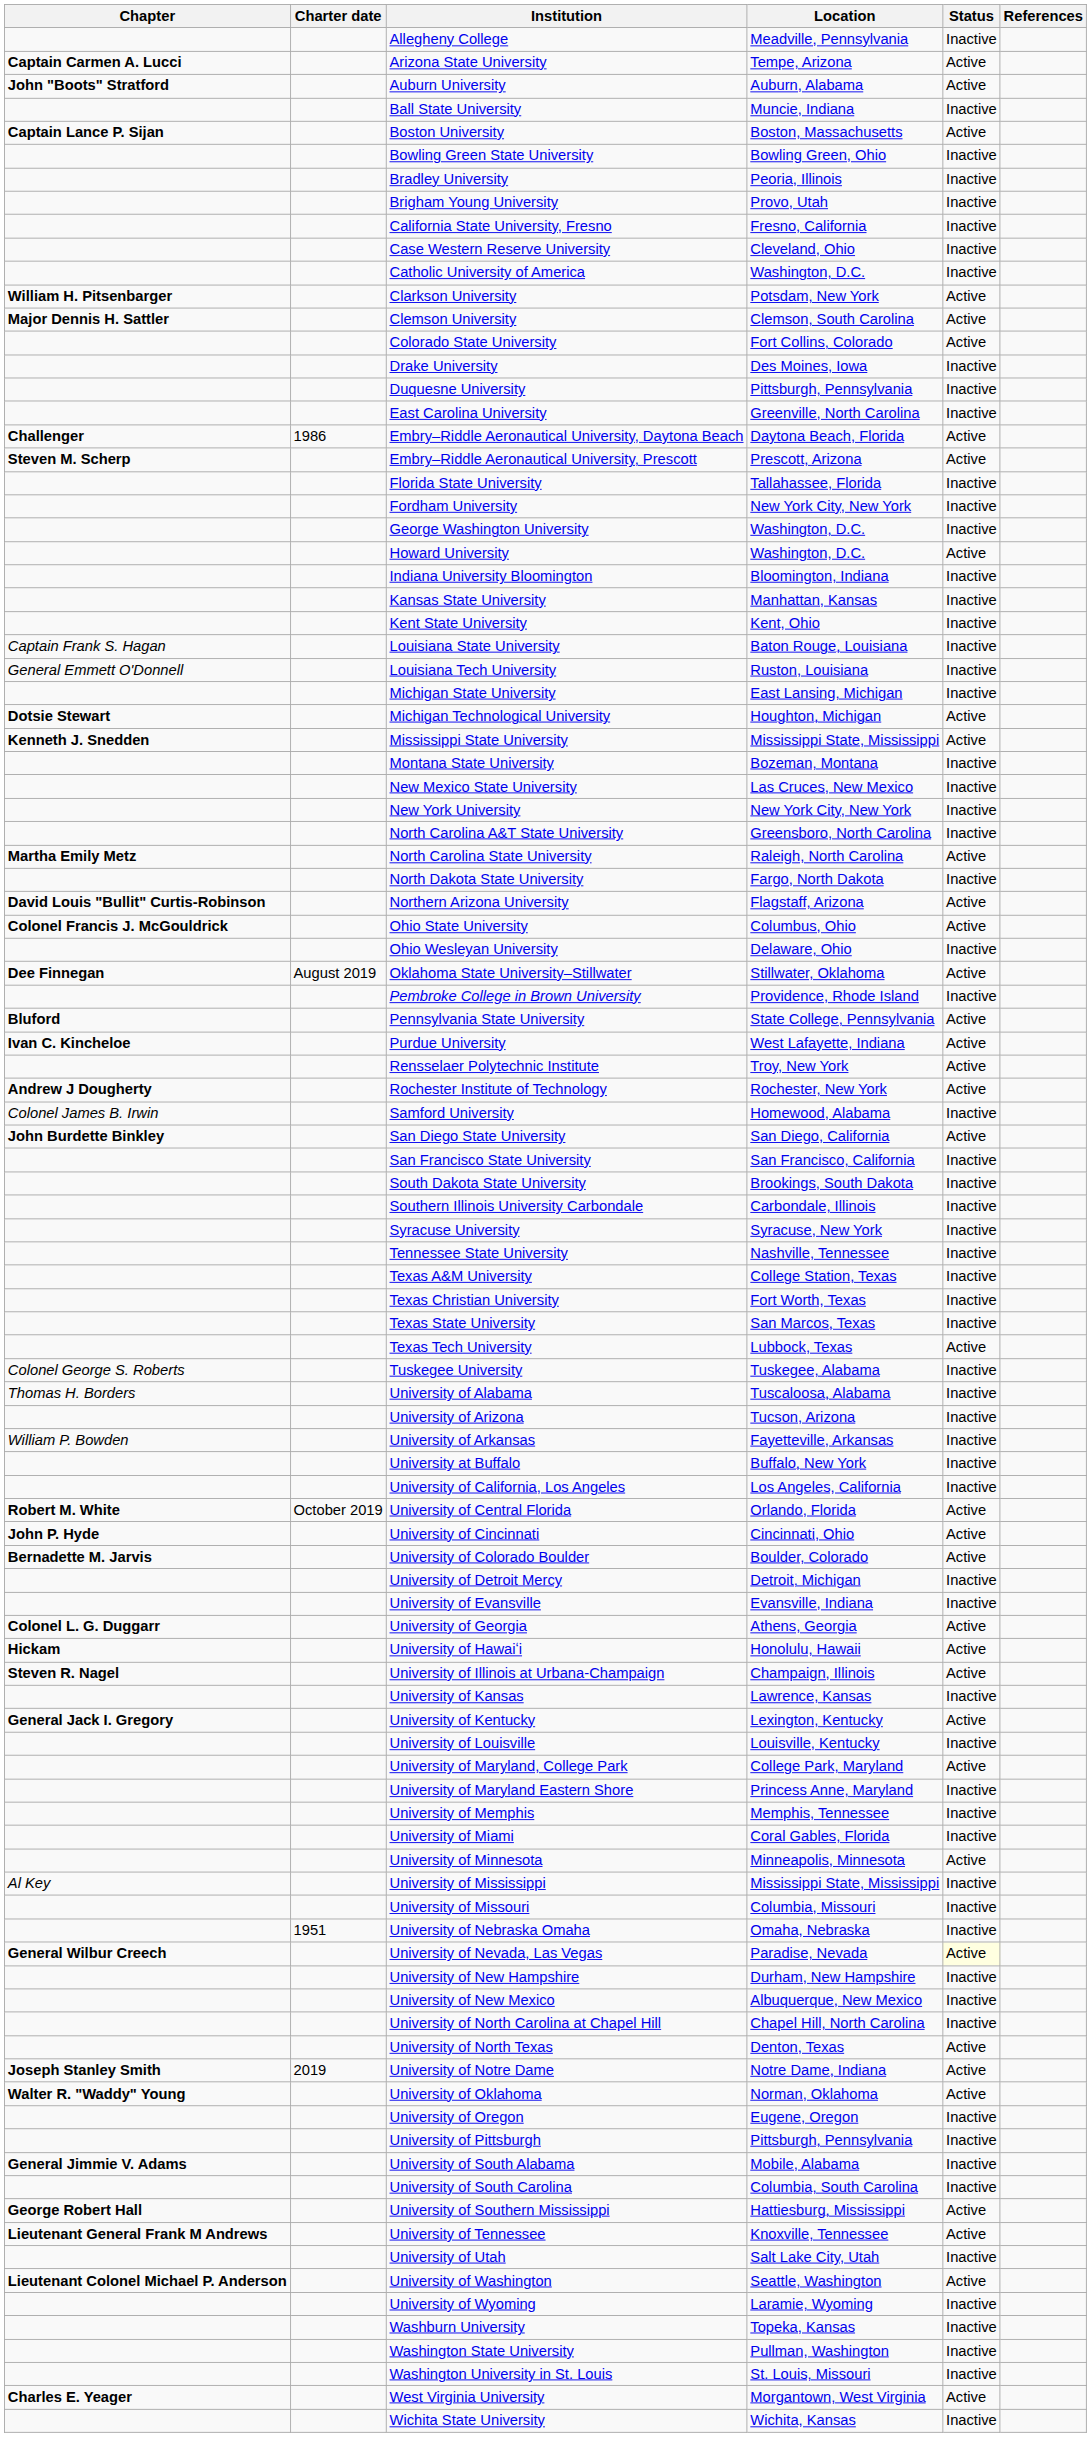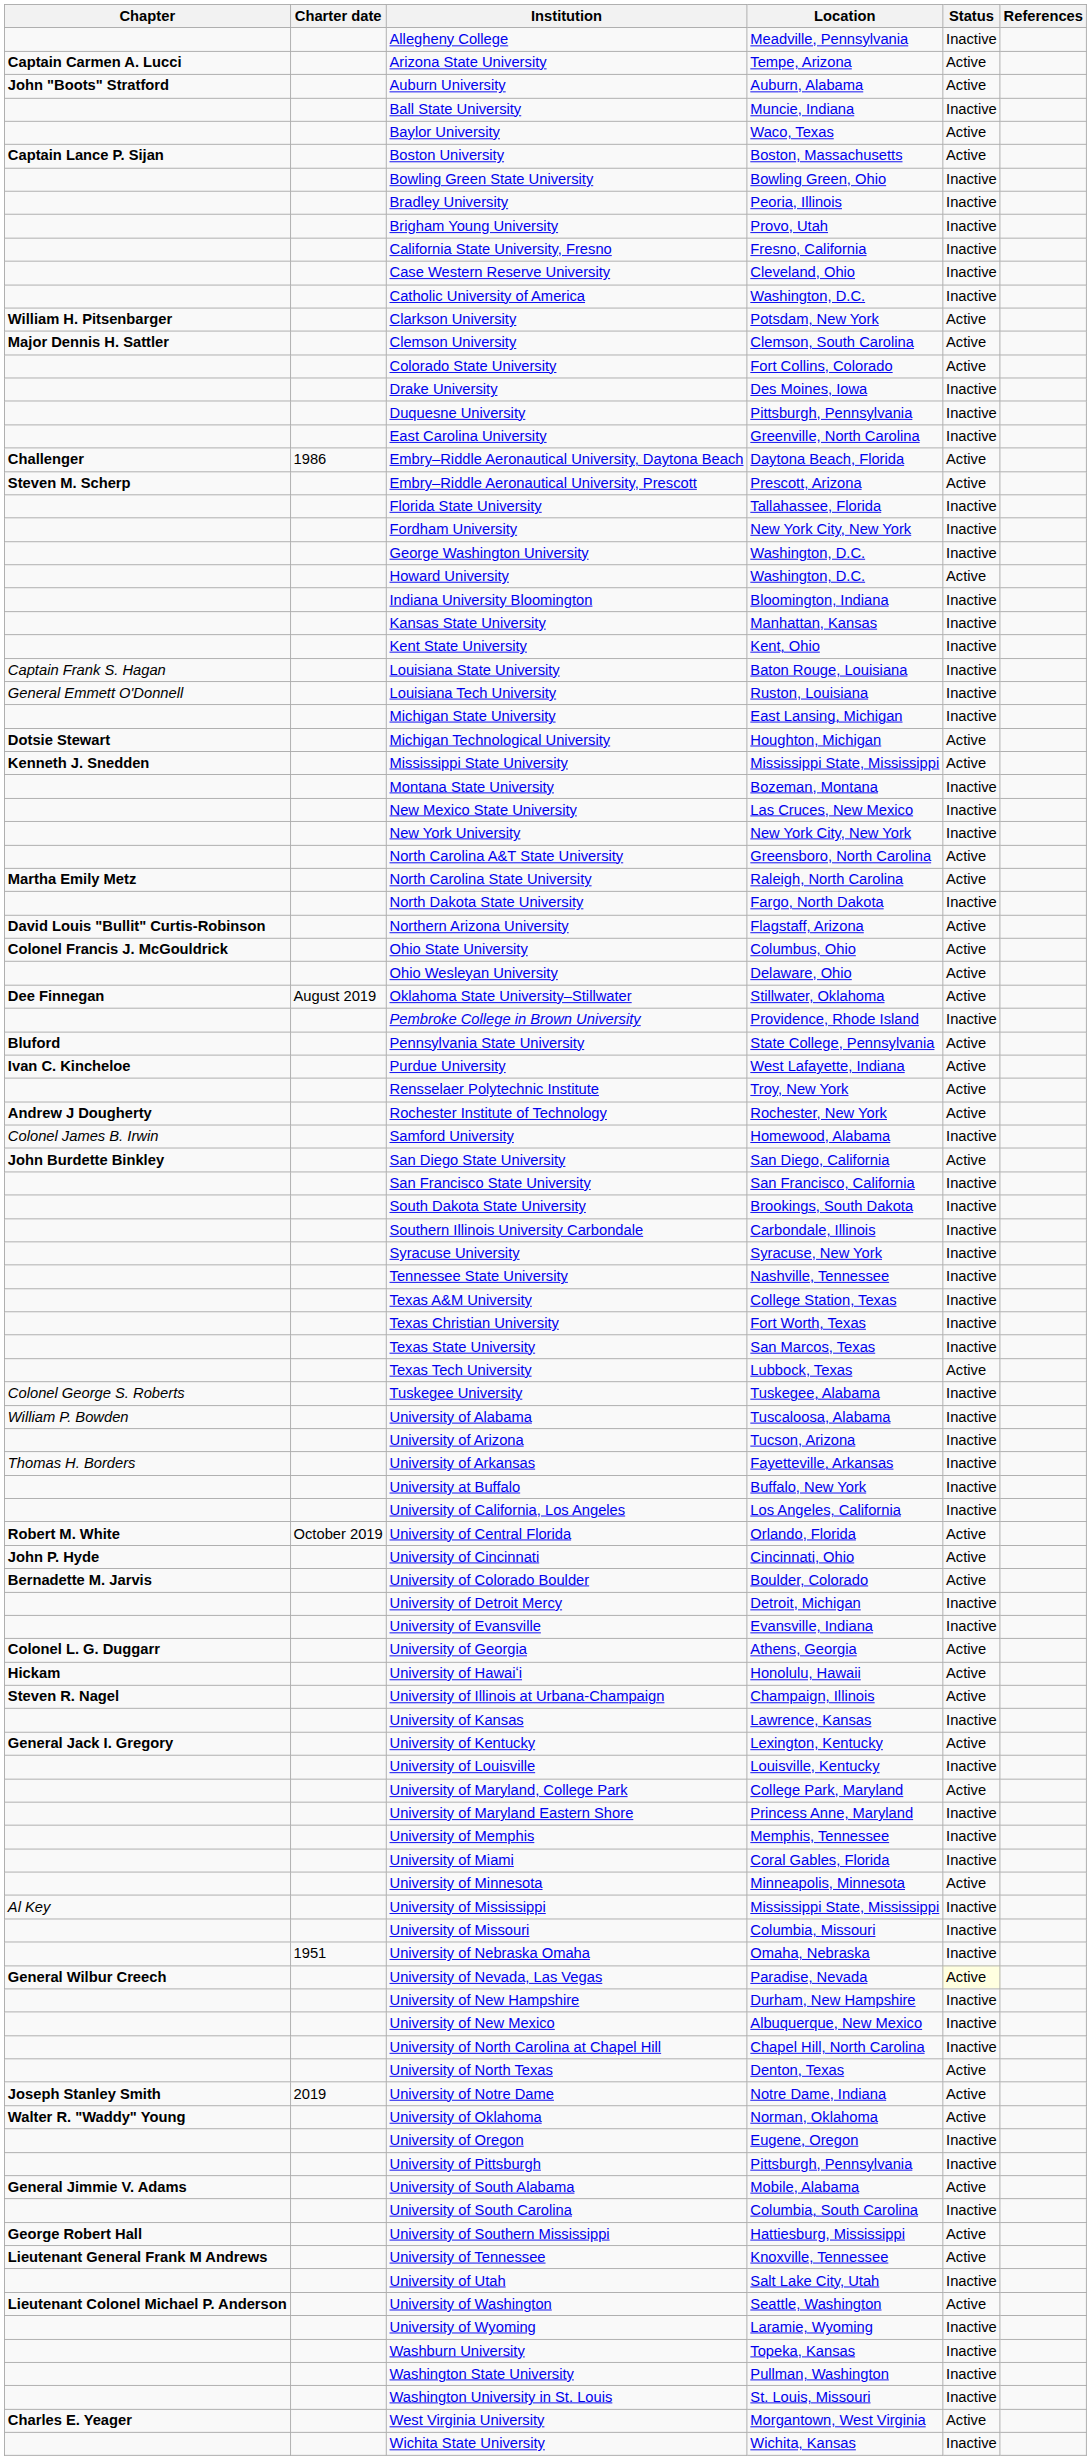+ row: (445, 132)
(971, 833) Inactive -> (966, 856) Active
(971, 949) Inactive -> (966, 973) Active
(72, 1393) Thomas H. Borders -> (68, 1416) William P. Bowden
(68, 1440) William P. Bowden -> (72, 1463) Thomas H. Borders
(971, 2163) Inactive -> (966, 2187) Active
